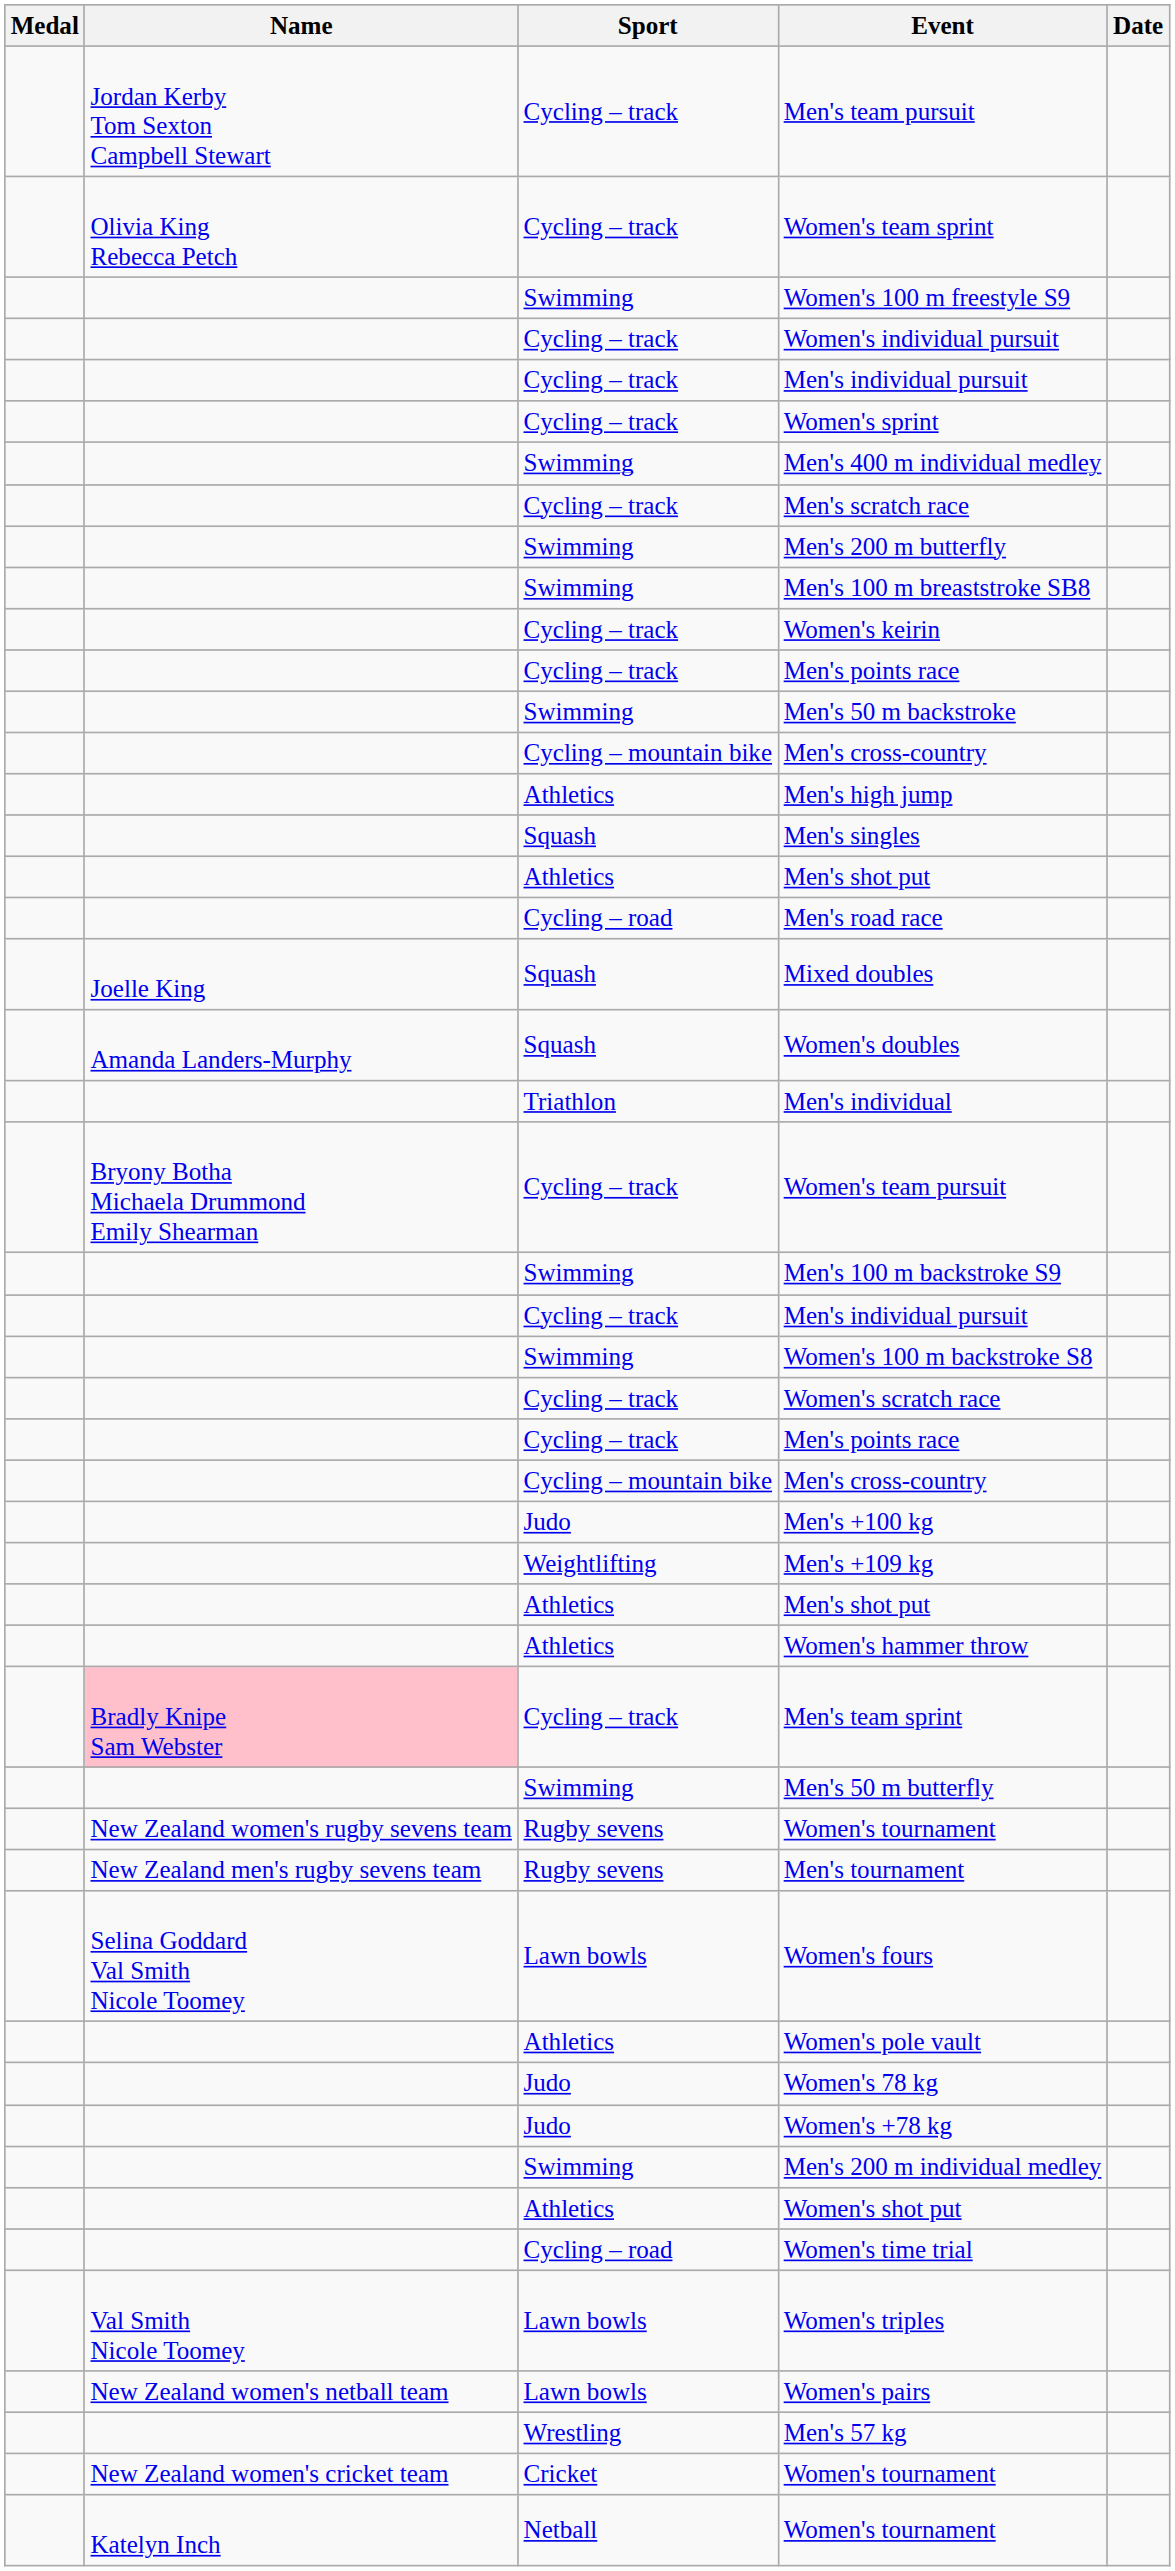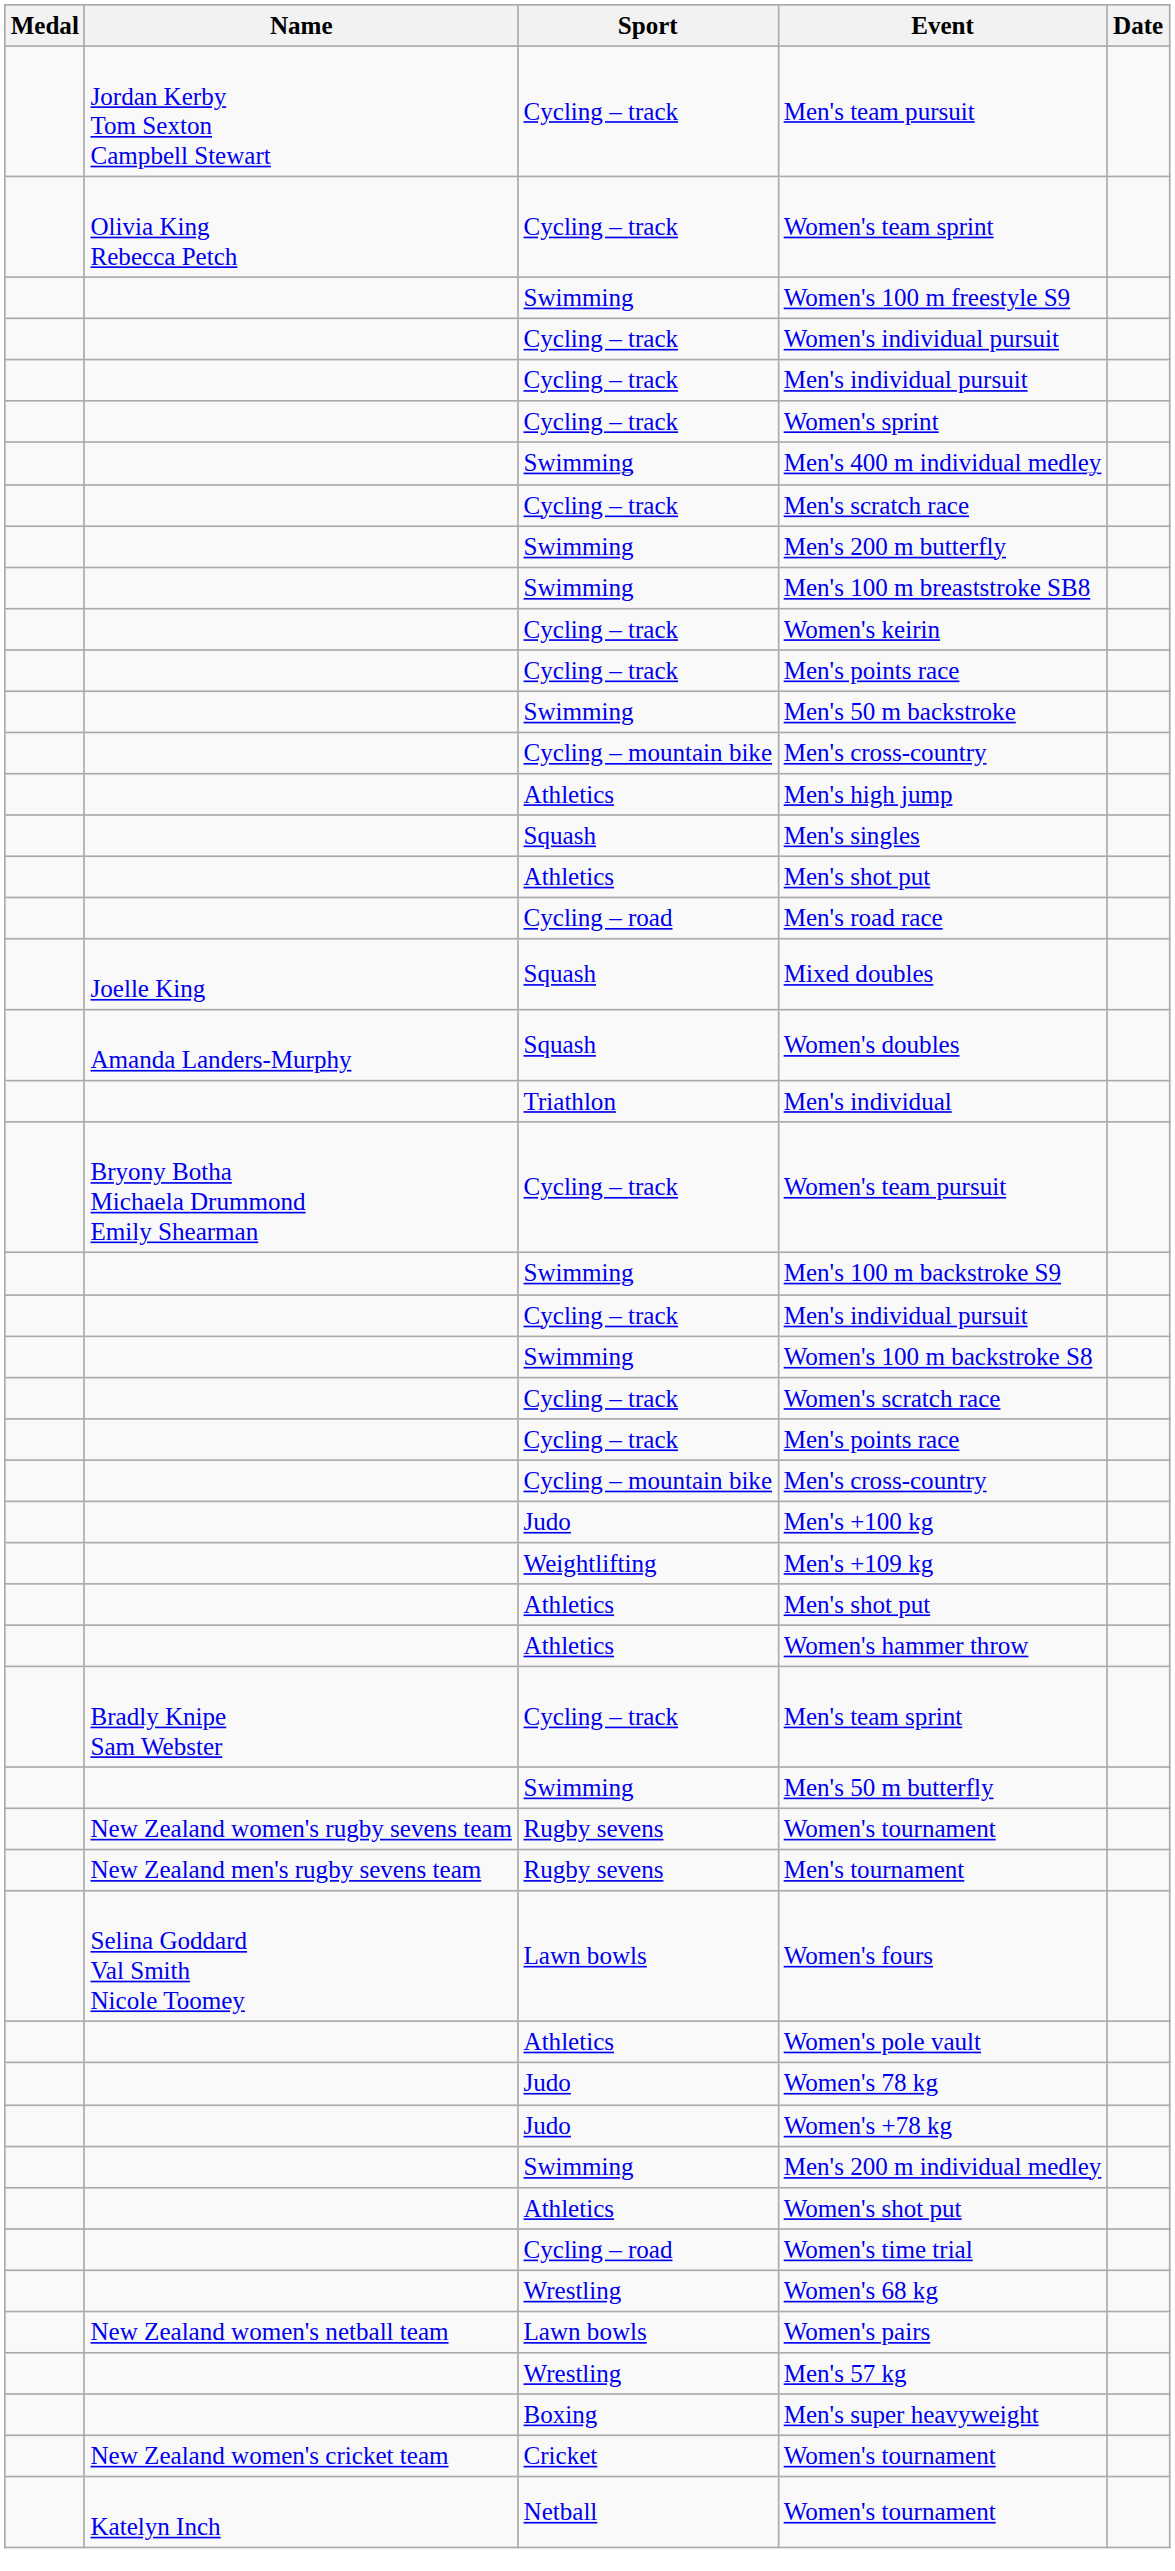(158, 1731) pink background -> (158, 1731) no background
+ row: (572, 2290)
- row: (585, 2320)
+ row: (560, 2414)
